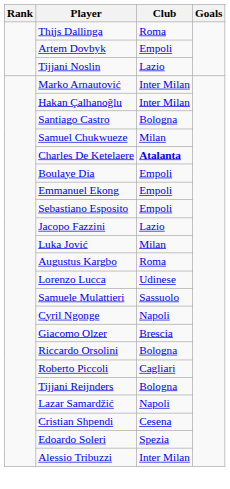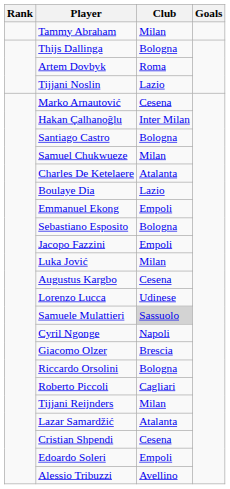+ row: (77, 31)
(153, 31) Roma -> (158, 48) Bologna
(156, 48) Empoli -> (153, 66) Roma
(165, 84) Inter Milan -> (155, 102) Cesena
(160, 155) bold -> (158, 173) normal
(156, 173) Empoli -> (152, 191) Lazio
(156, 208) Empoli -> (158, 226) Bologna
(152, 226) Lazio -> (156, 244) Empoli
(153, 262) Roma -> (155, 279) Cesena
(159, 297) no background -> (159, 315) lightgrey background
(158, 386) Bologna -> (153, 404) Milan
(154, 404) Napoli -> (158, 421) Atalanta
(154, 439) Spezia -> (156, 457) Empoli
(165, 457) Inter Milan -> (158, 475) Avellino
